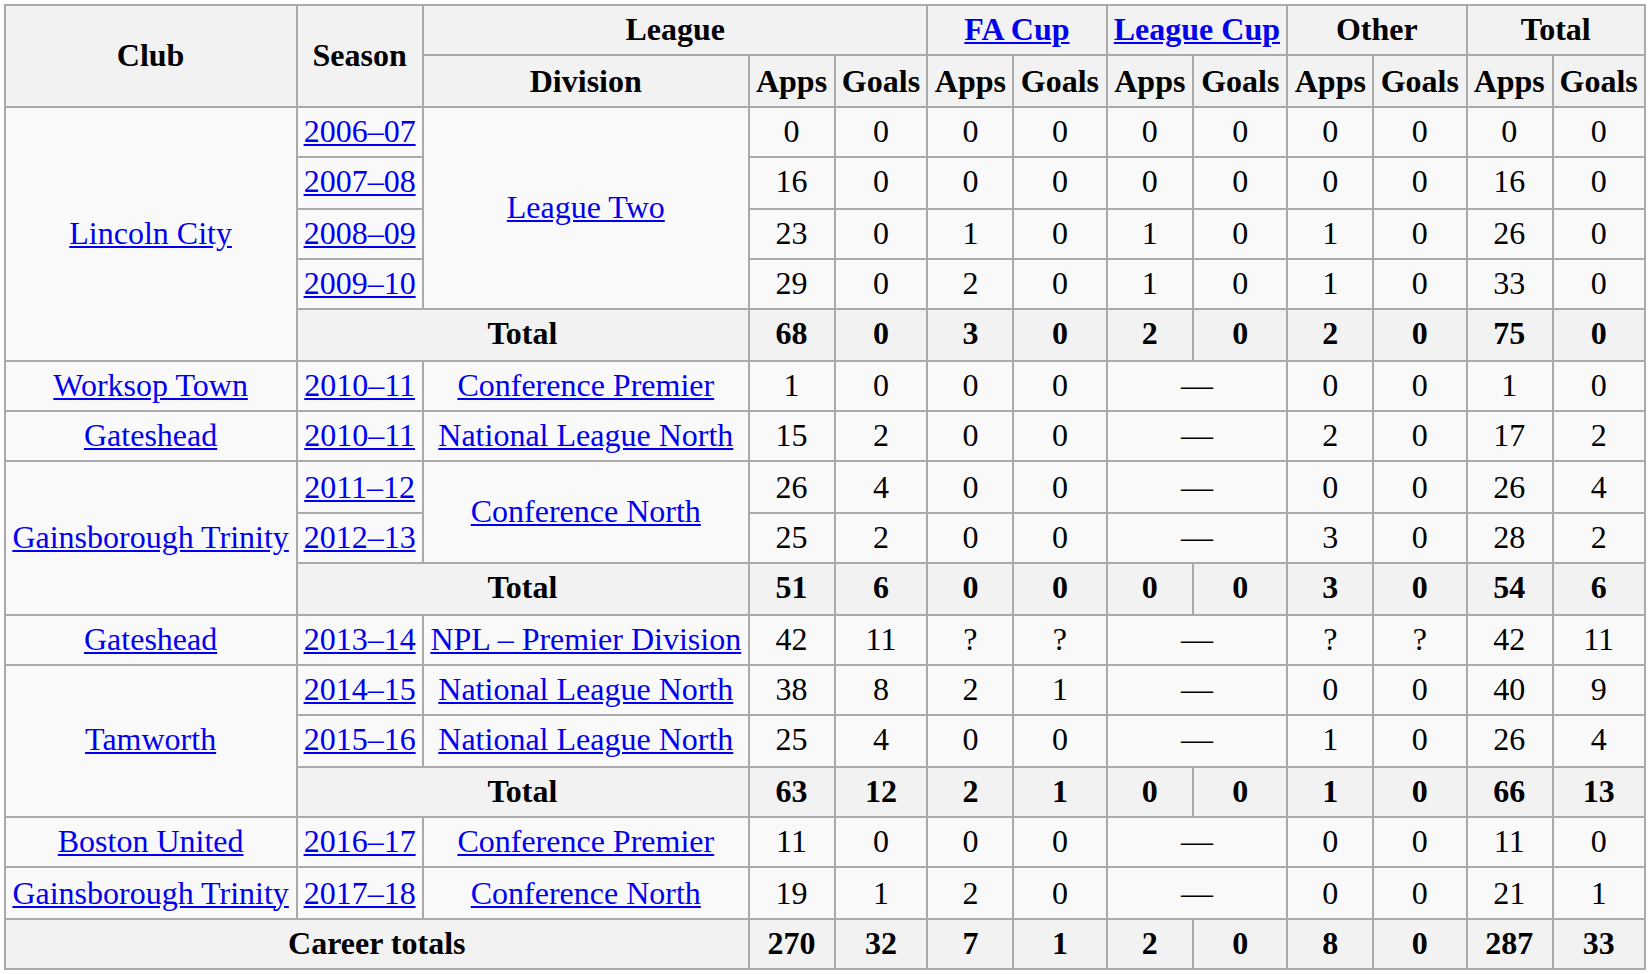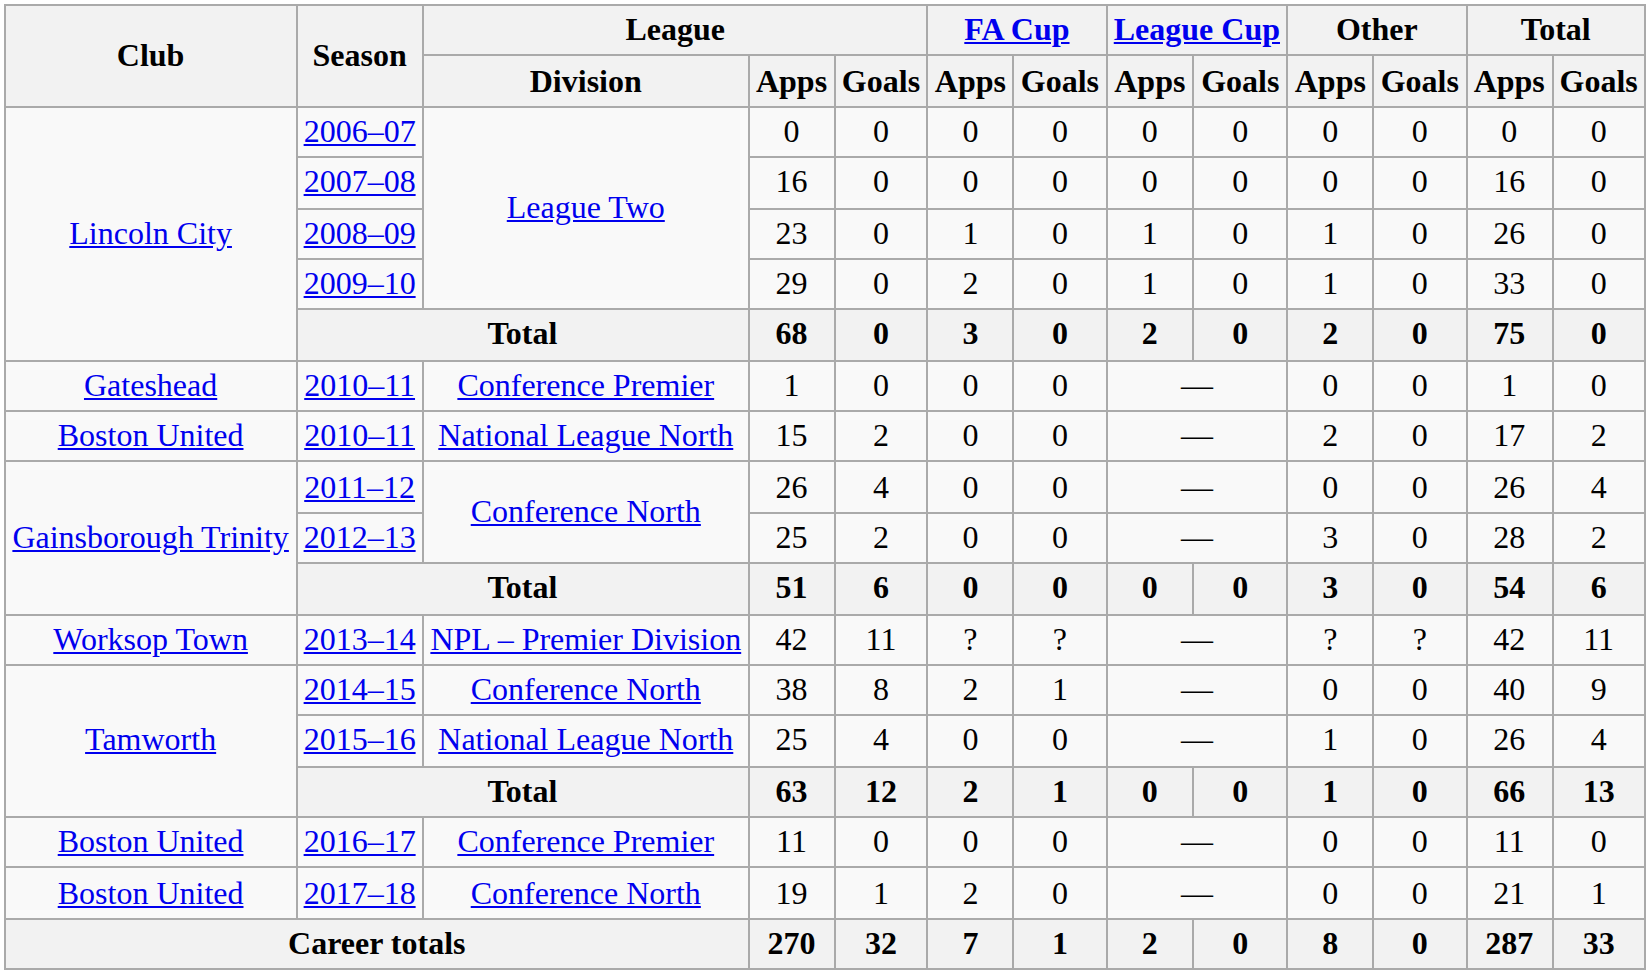(151, 385) Worksop Town -> (151, 385) Gateshead
(151, 435) Gateshead -> (151, 435) Boston United
(151, 638) Gateshead -> (151, 638) Worksop Town
(586, 689) National League North -> (586, 689) Conference North
(151, 892) Gainsborough Trinity -> (151, 892) Boston United
